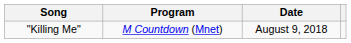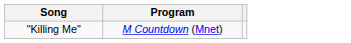- column: (291, 13)
